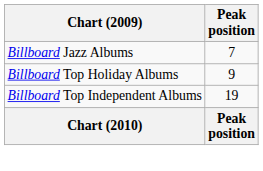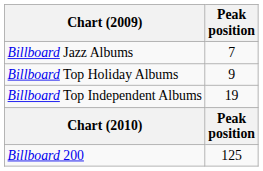+ row: (46, 155)
